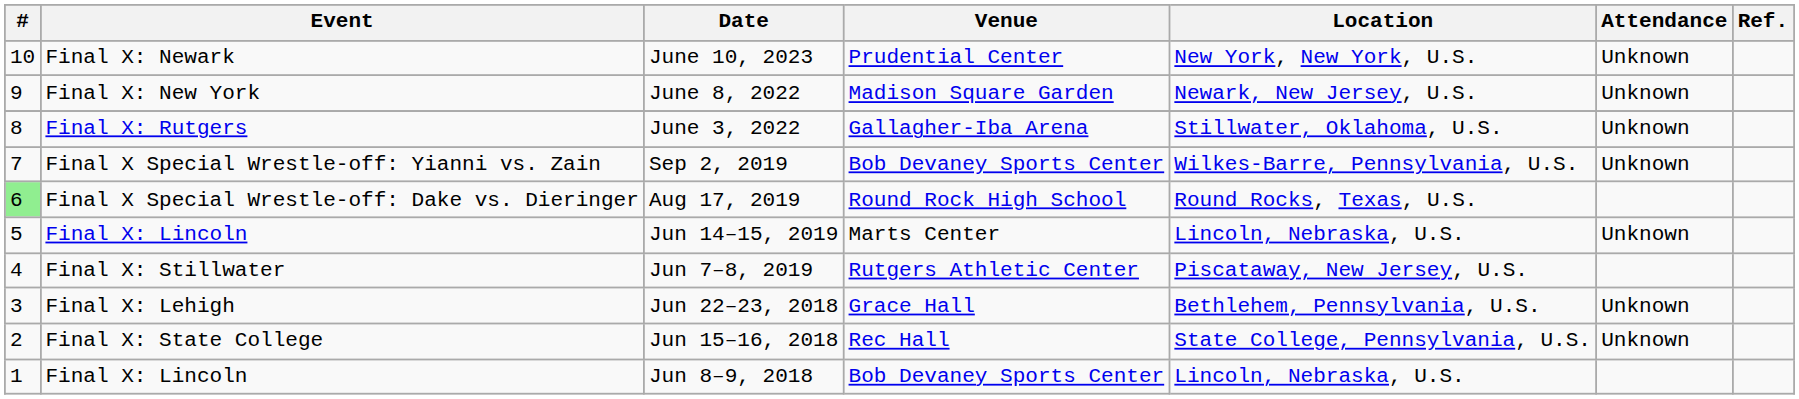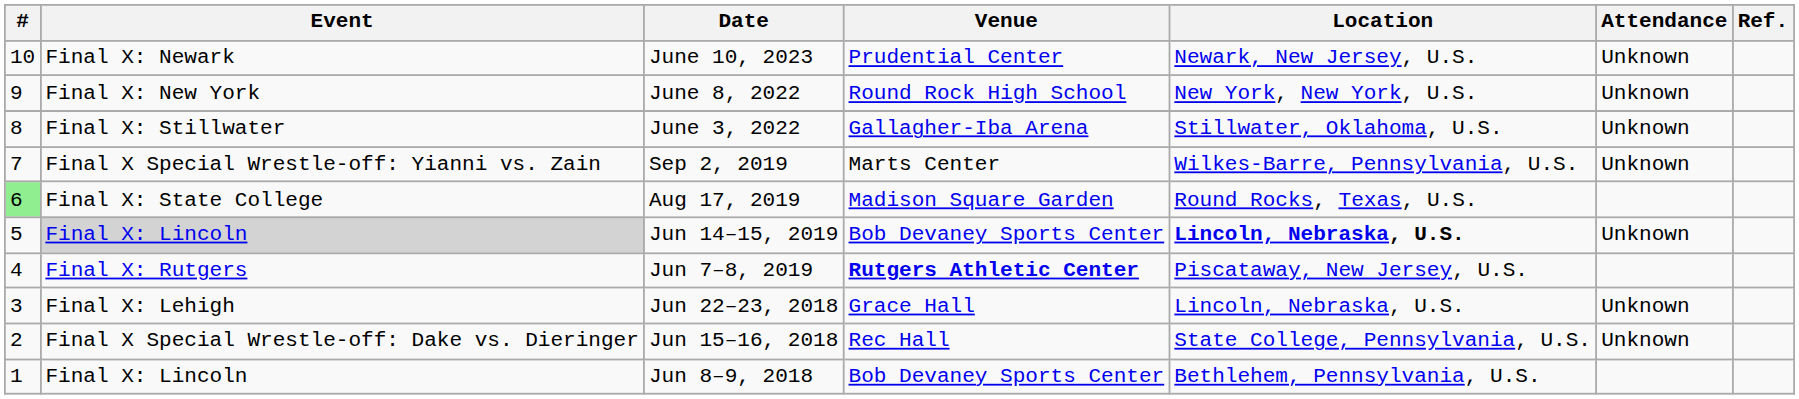(1326, 58) New York, New York, U.S. -> (1326, 58) Newark, New Jersey, U.S.
(981, 93) Madison Square Garden -> (987, 93) Round Rock High School
(1326, 93) Newark, New Jersey, U.S. -> (1326, 93) New York, New York, U.S.
(146, 128) Final X: Rutgers -> (165, 128) Final X: Stillwater
(1006, 164) Bob Devaney Sports Center -> (924, 164) Marts Center
(342, 199) Final X Special Wrestle-off: Dake vs. Dieringer -> (184, 199) Final X: State College
(987, 199) Round Rock High School -> (981, 199) Madison Square Garden
(146, 235) no background -> (146, 235) lightgrey background
(924, 235) Marts Center -> (1006, 235) Bob Devaney Sports Center
(1320, 235) normal -> (1320, 235) bold
(165, 270) Final X: Stillwater -> (146, 270) Final X: Rutgers
(994, 270) normal -> (994, 270) bold
(1357, 305) Bethlehem, Pennsylvania, U.S. -> (1320, 305) Lincoln, Nebraska, U.S.
(184, 341) Final X: State College -> (342, 341) Final X Special Wrestle-off: Dake vs. Dieringer
(1320, 376) Lincoln, Nebraska, U.S. -> (1357, 376) Bethlehem, Pennsylvania, U.S.
